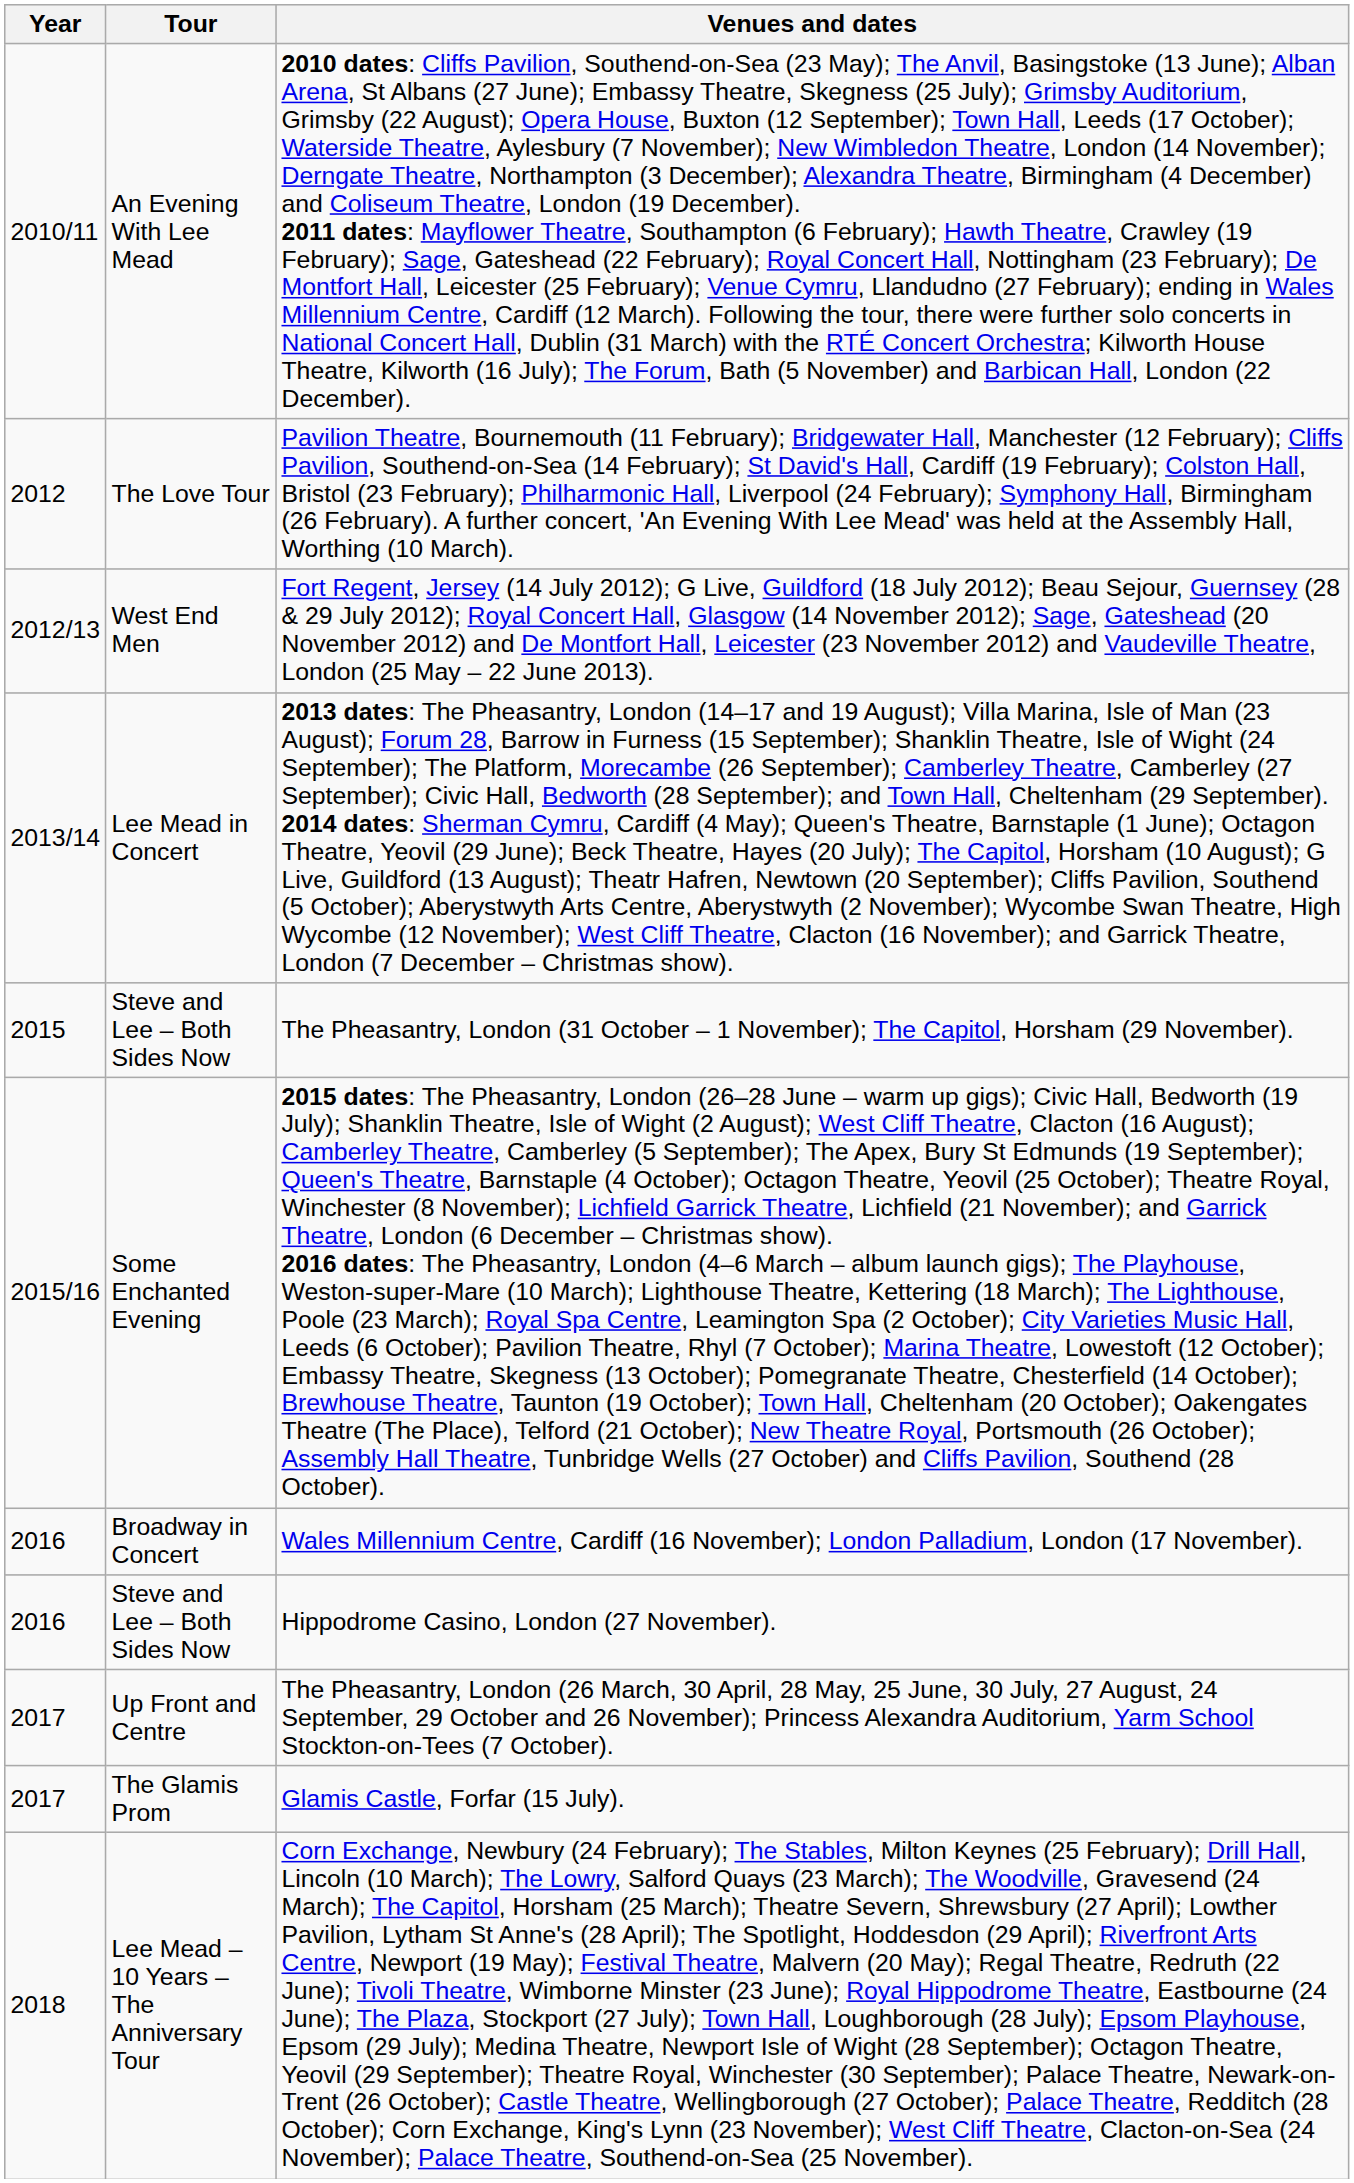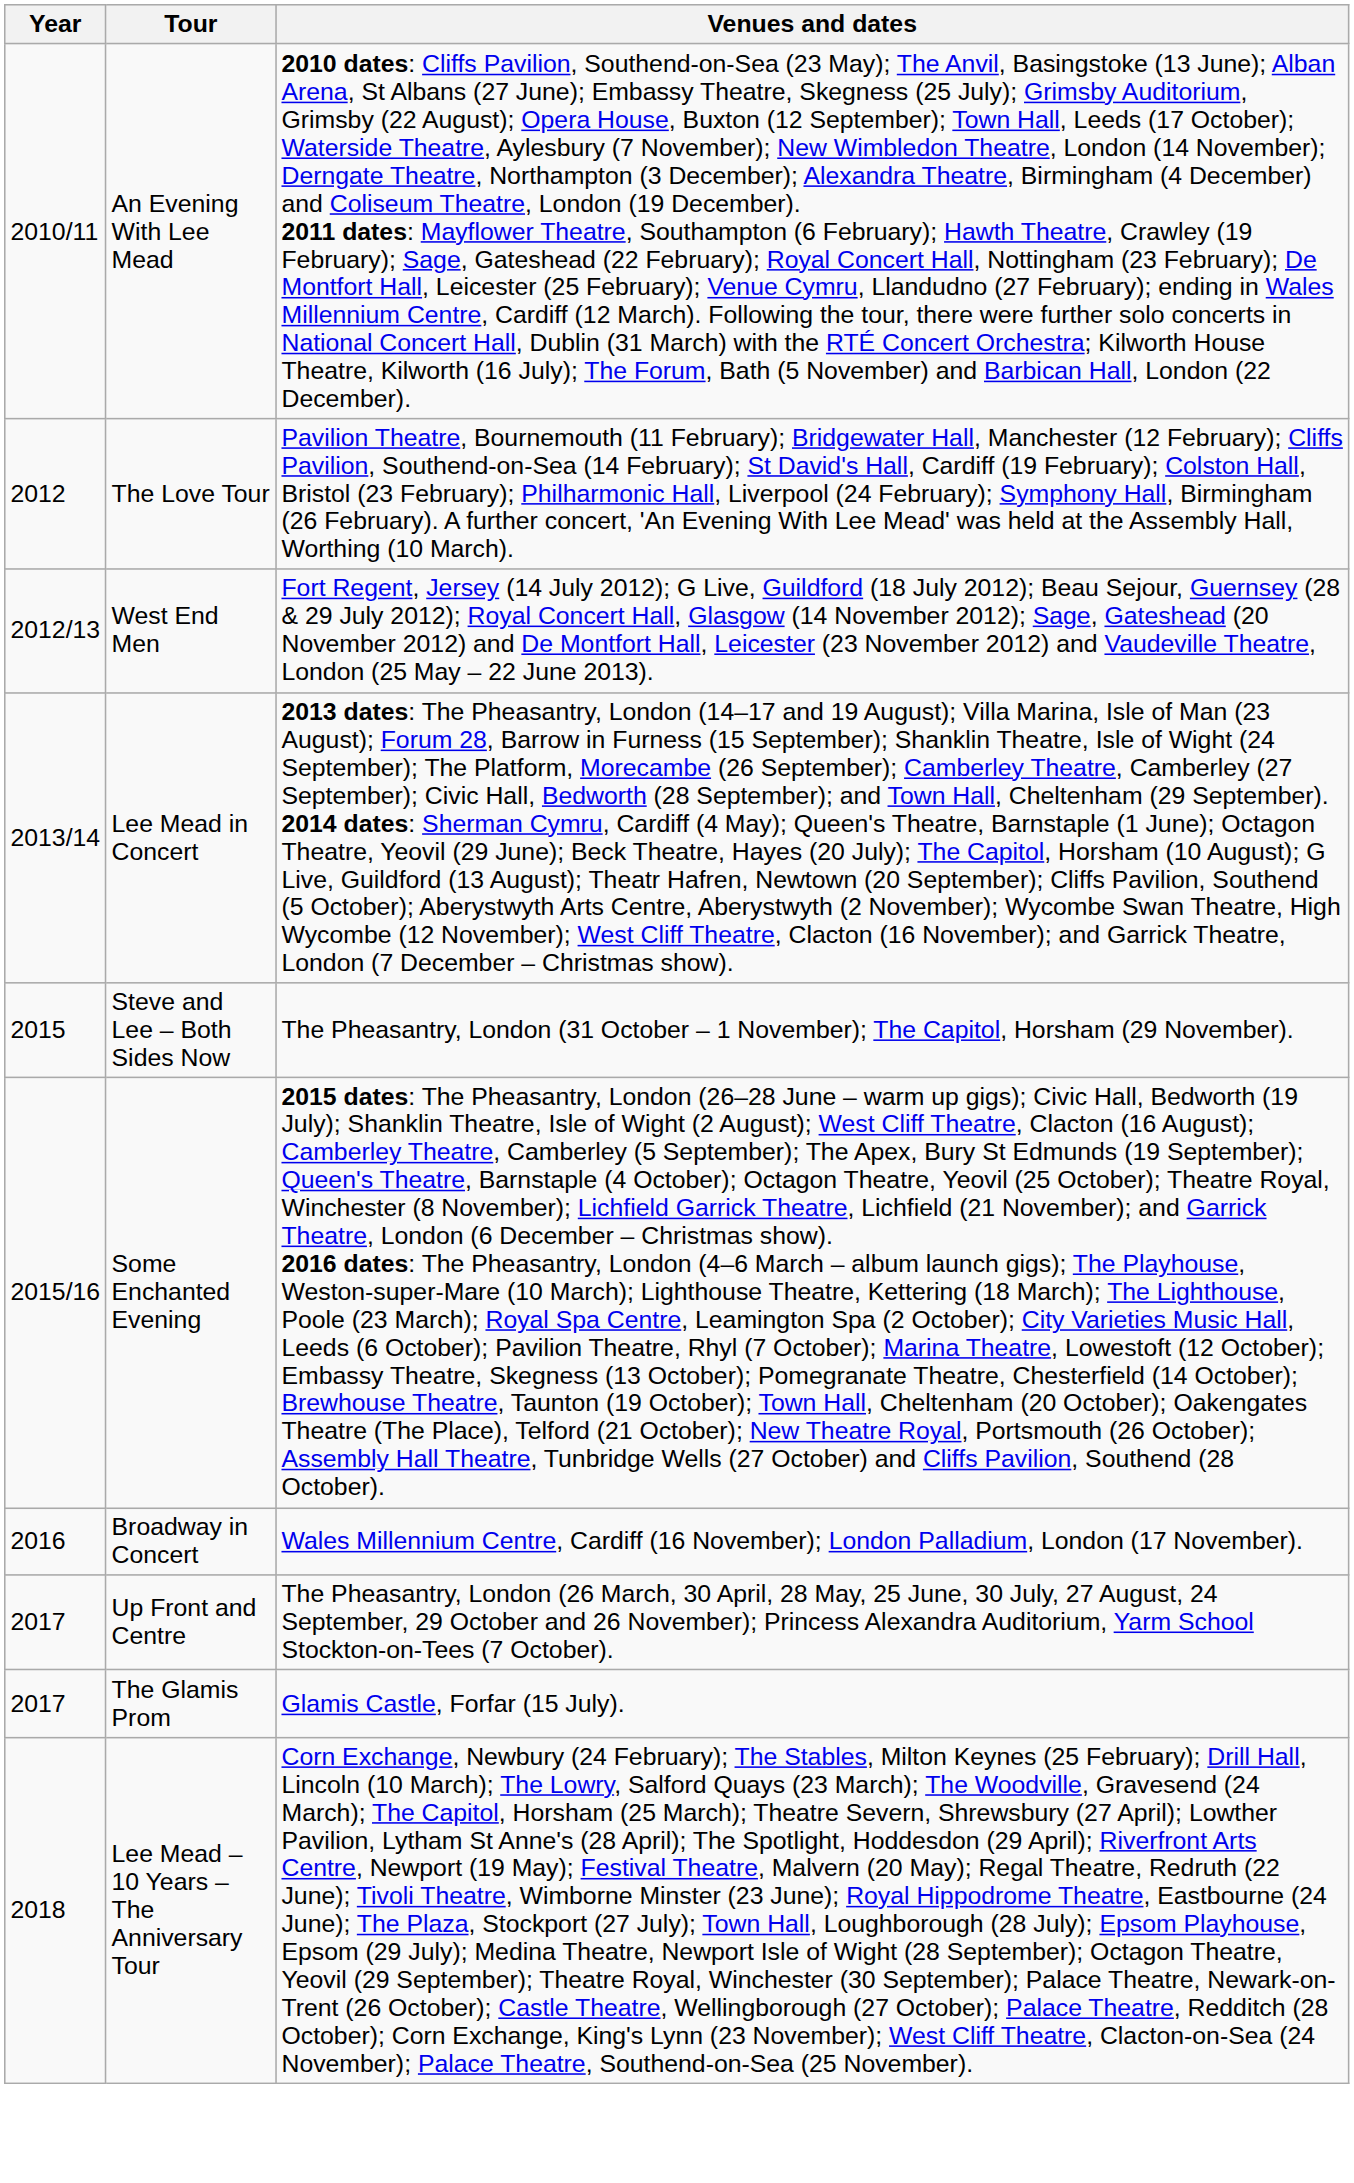- row: (529, 1622)
